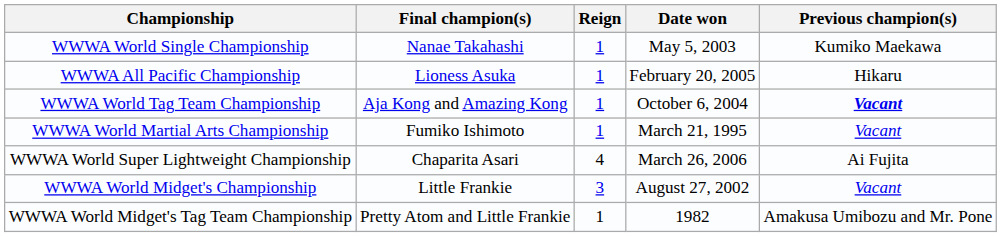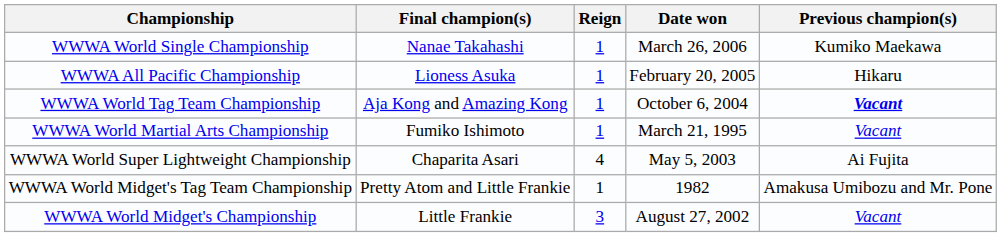(692, 46) May 5, 2003 -> (692, 46) March 26, 2006
(692, 159) March 26, 2006 -> (692, 159) May 5, 2003
rows swapped: (180, 187) <-> (180, 216)
